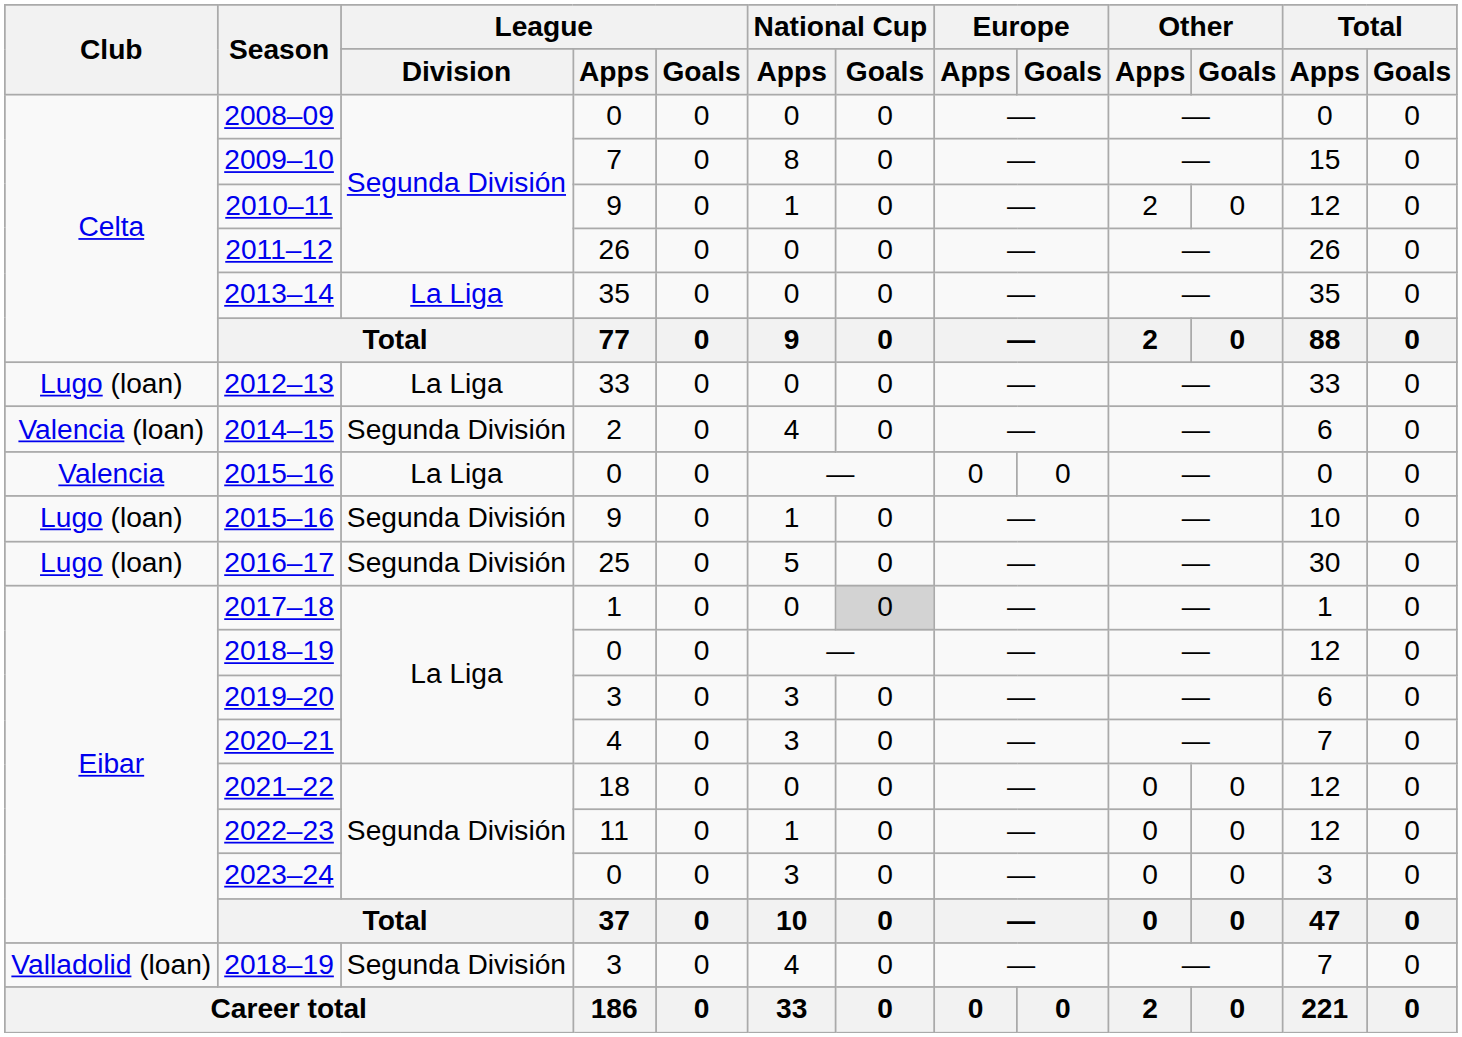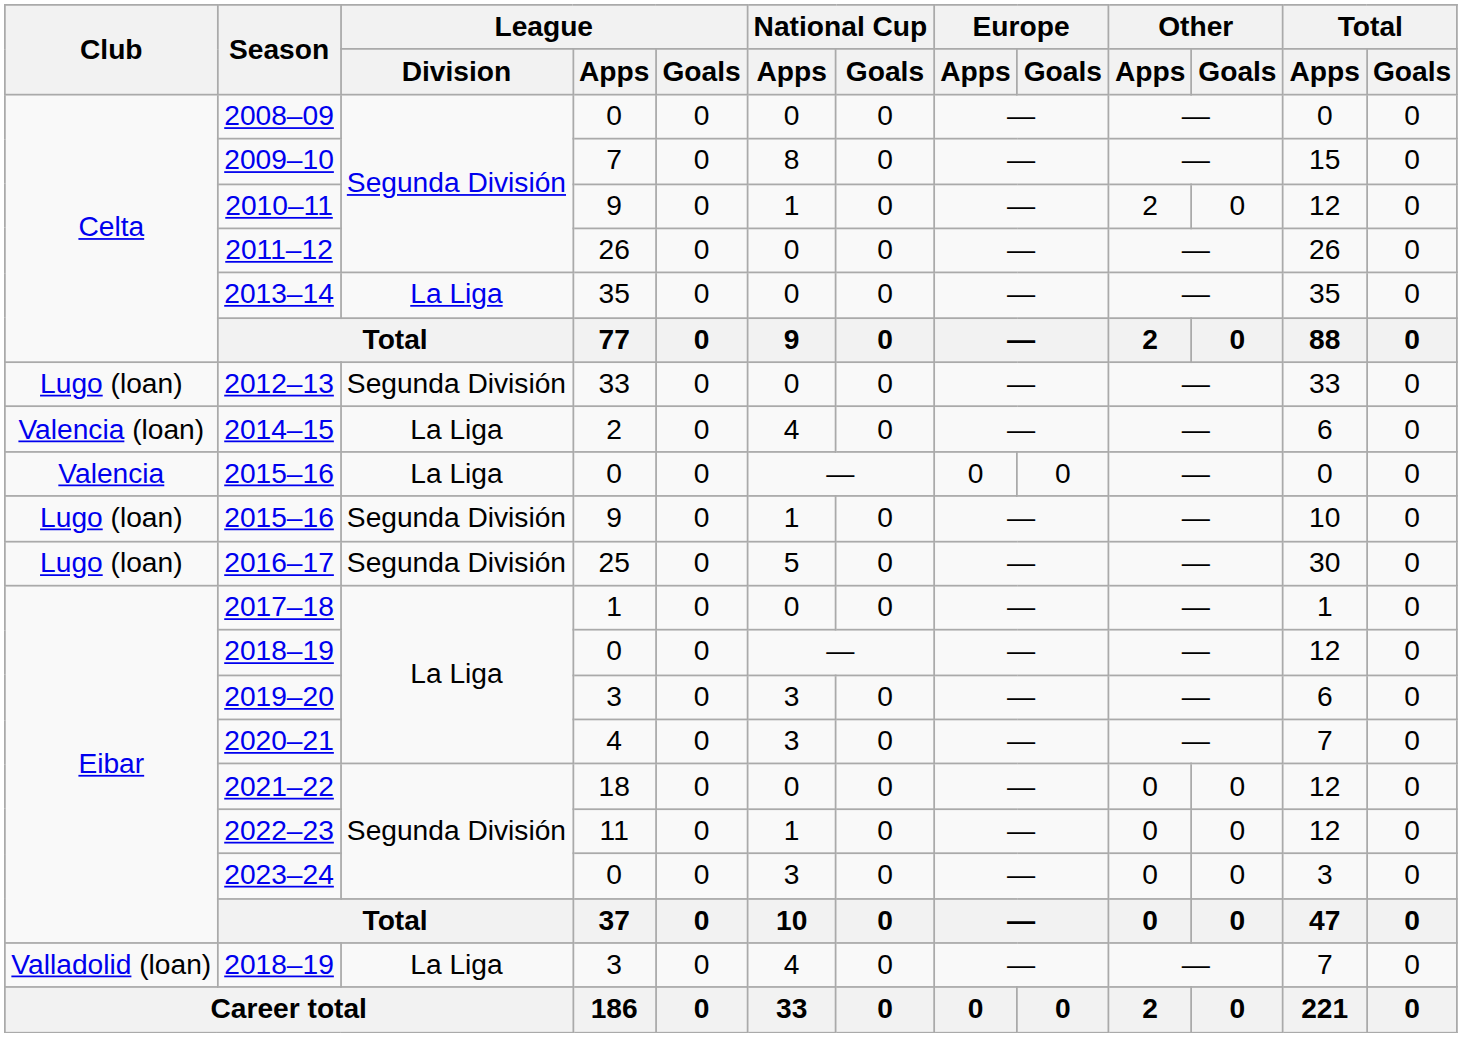(456, 384) La Liga -> (456, 384) Segunda División
(456, 428) Segunda División -> (456, 428) La Liga
(885, 607) lightgrey background -> (885, 607) no background
(456, 964) Segunda División -> (456, 964) La Liga
